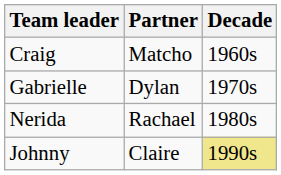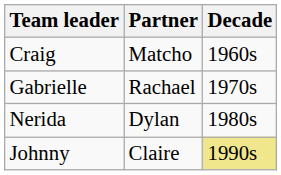(154, 86) Dylan -> (162, 86) Rachael
(162, 119) Rachael -> (154, 119) Dylan
